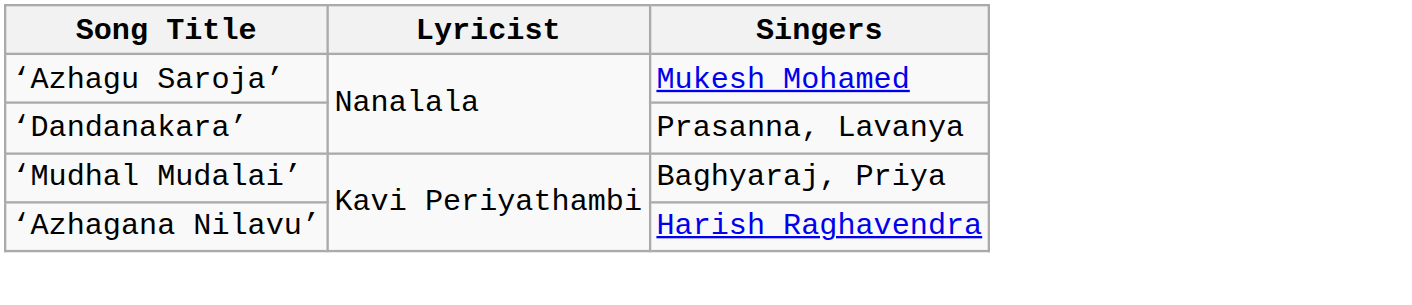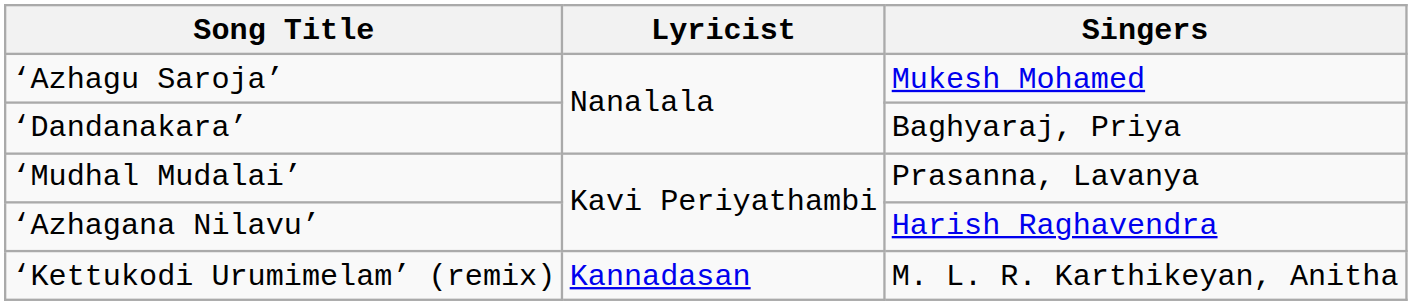(810, 128) Prasanna, Lavanya -> (1037, 128) Baghyaraj, Priya
(801, 177) Baghyaraj, Priya -> (1046, 177) Prasanna, Lavanya
+ row: (284, 276)
